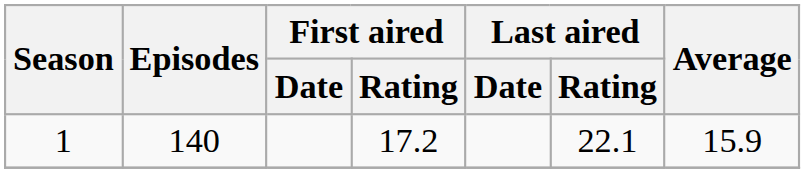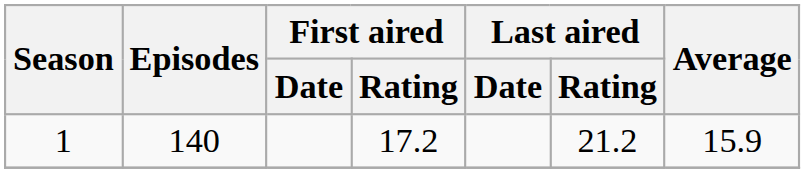(607, 140) 22.1 -> (607, 140) 21.2
